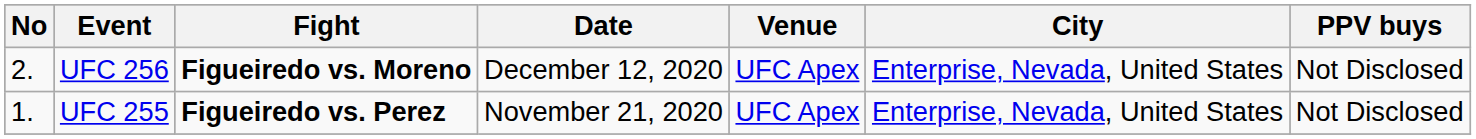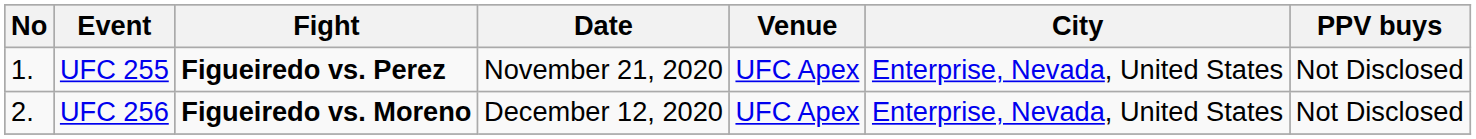rows swapped: (114, 112) <-> (114, 69)
